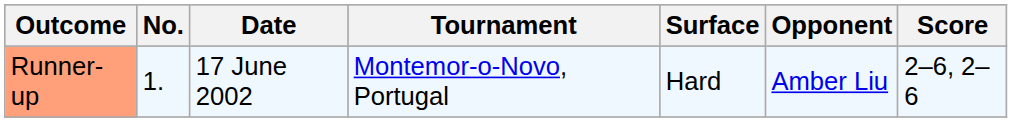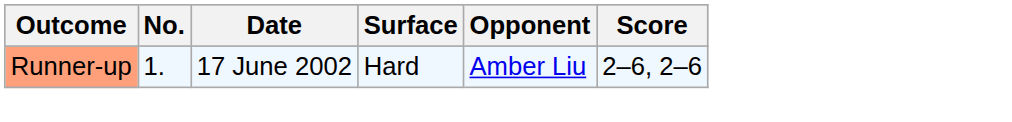- column: (504, 24)
